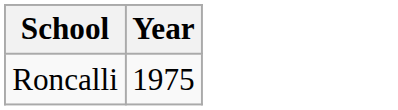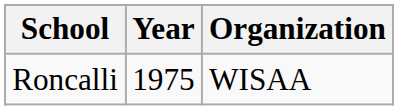+ column: (297, 29)
